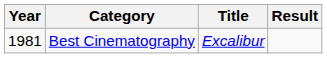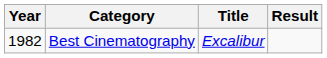(25, 40) 1981 -> (25, 40) 1982
